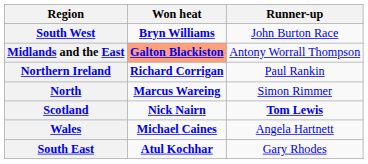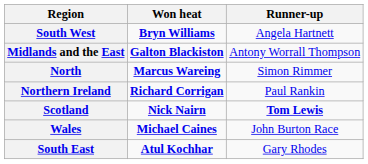(295, 33) John Burton Race -> (295, 33) Angela Hartnett
(177, 52) lightsalmon background -> (177, 52) no background
rows swapped: (66, 91) <-> (66, 71)
(295, 129) Angela Hartnett -> (295, 129) John Burton Race
